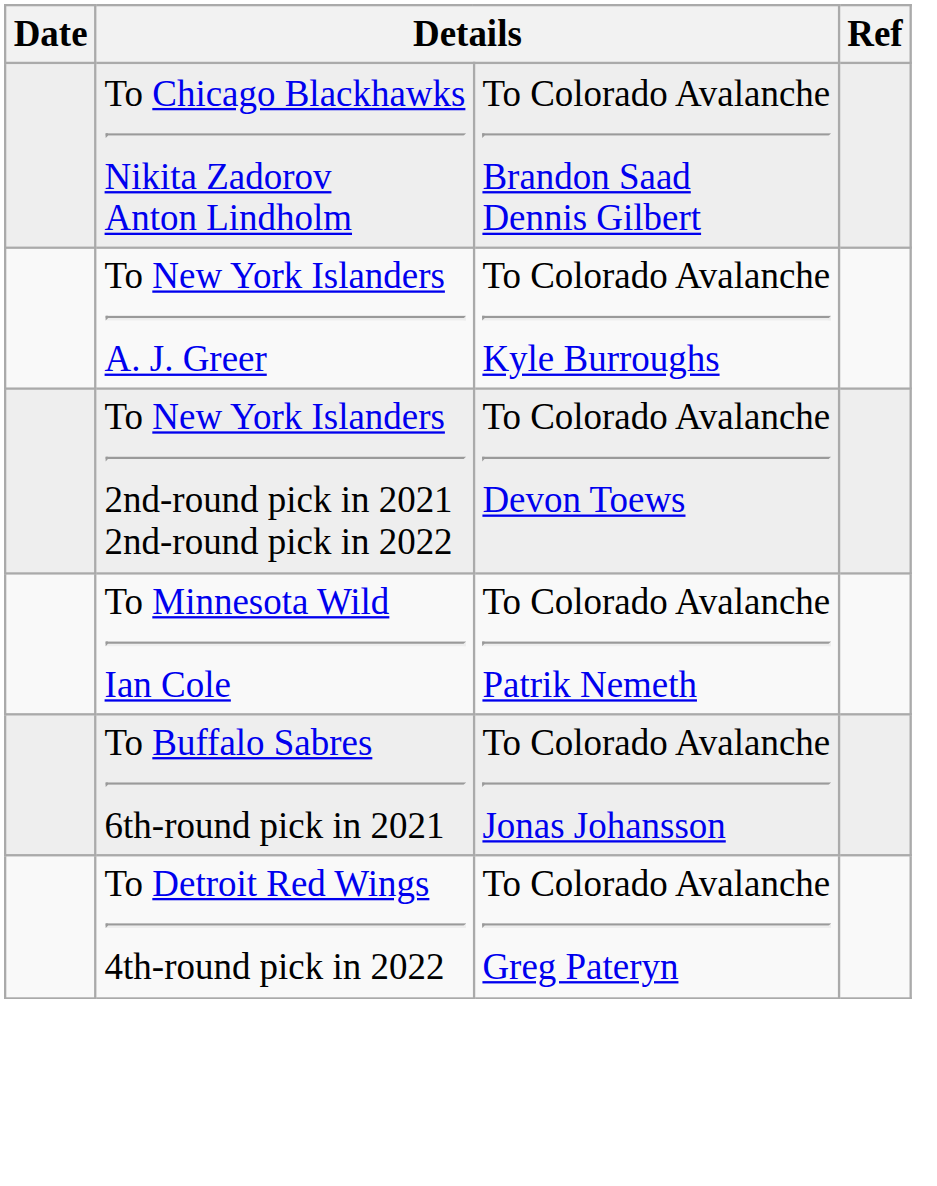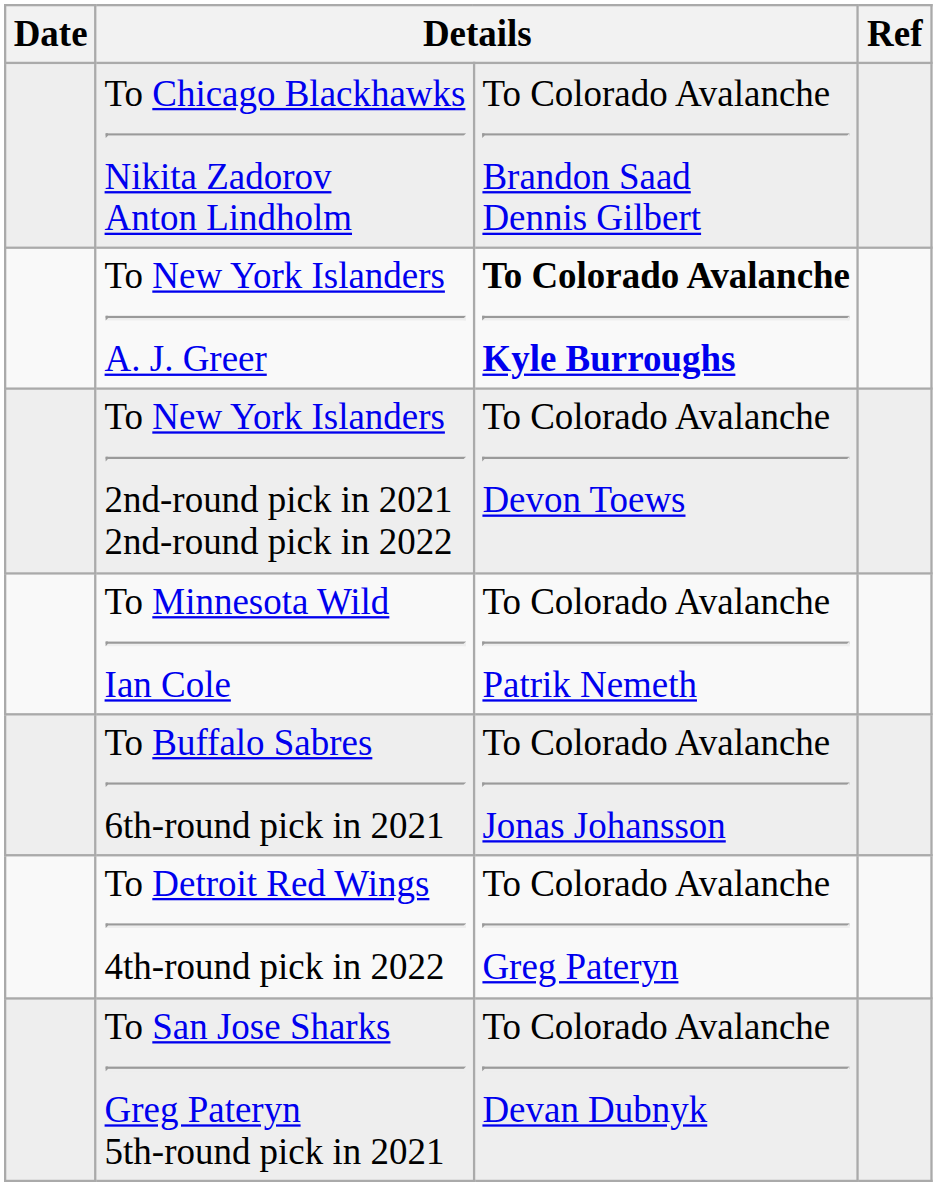(656, 317) normal -> (666, 317) bold
+ row: (285, 1088)
